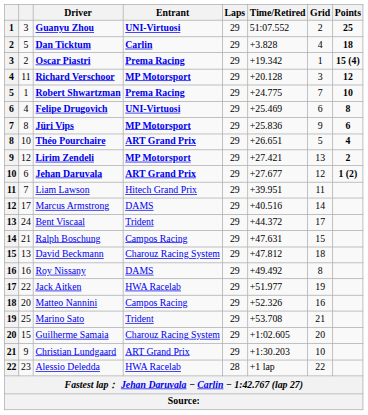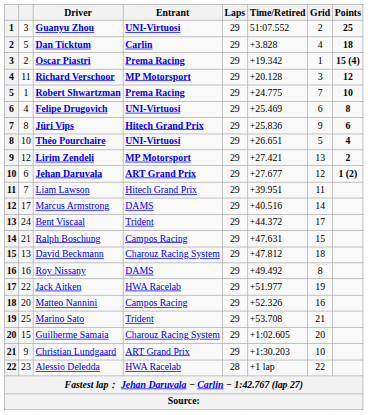(158, 125) MP Motorsport -> (164, 125) Hitech Grand Prix
(161, 141) ART Grand Prix -> (153, 141) UNI-Virtuosi
